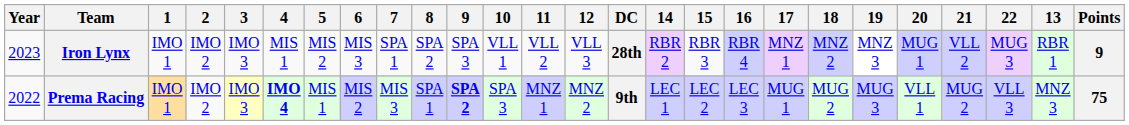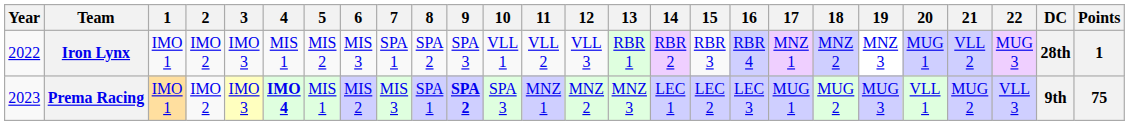columns swapped: (1053, 17) <-> (627, 17)
(24, 52) 2023 -> (24, 52) 2022
(1099, 52) 9 -> (1099, 52) 1
(24, 97) 2022 -> (24, 97) 2023
